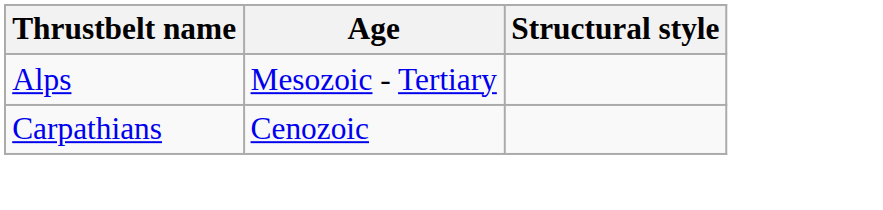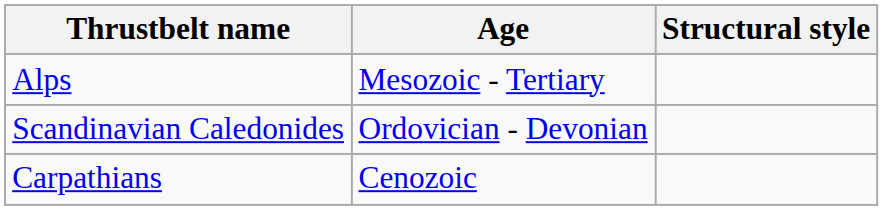+ row: (178, 128)
